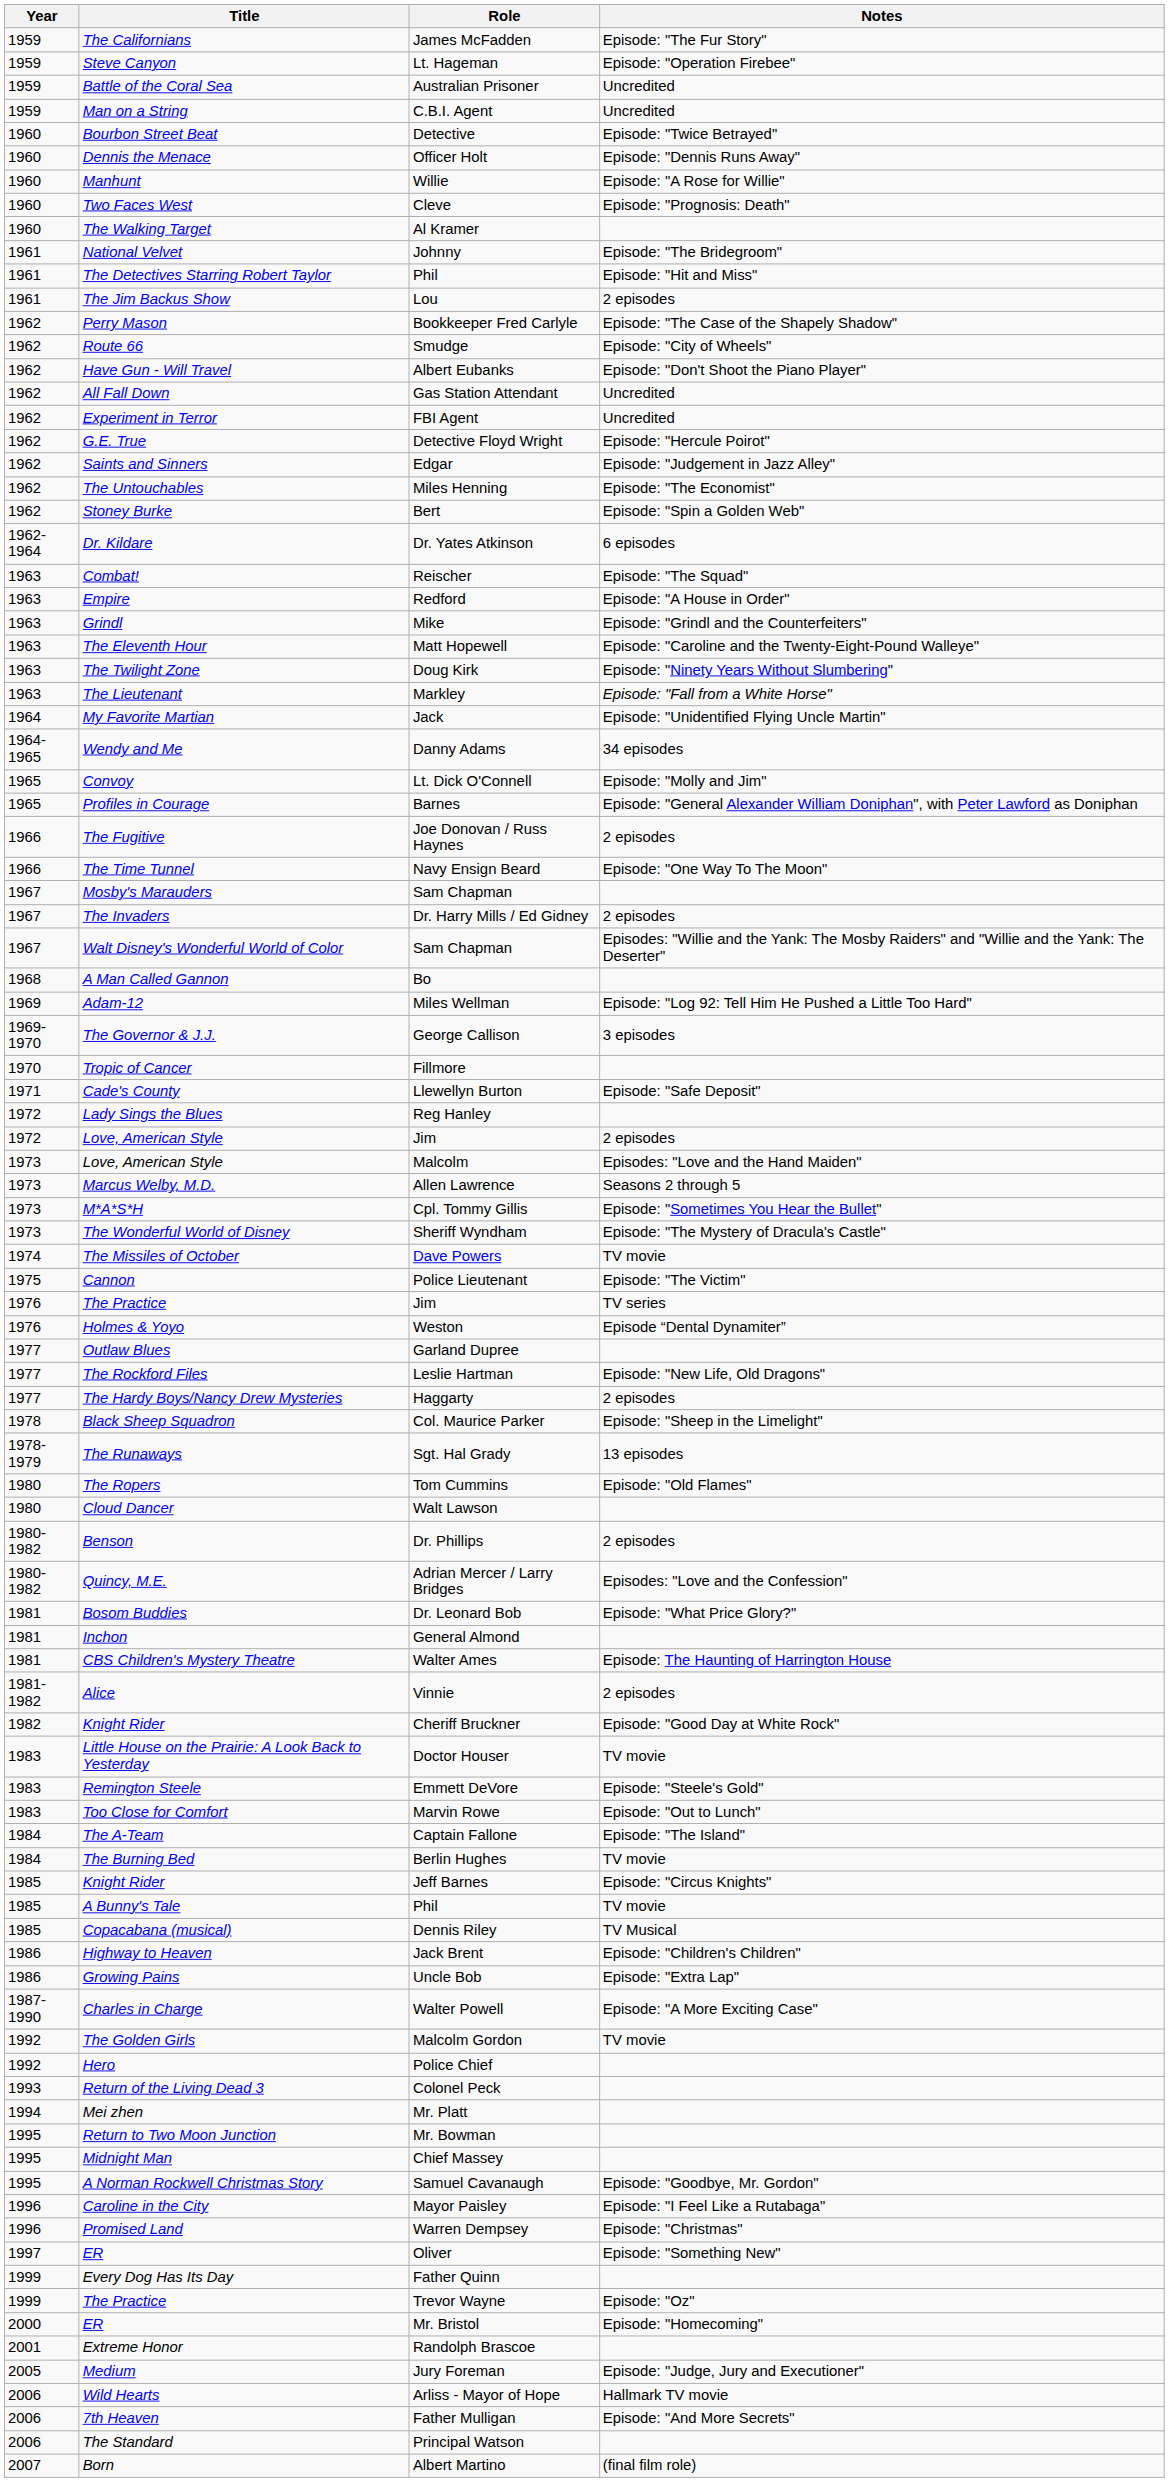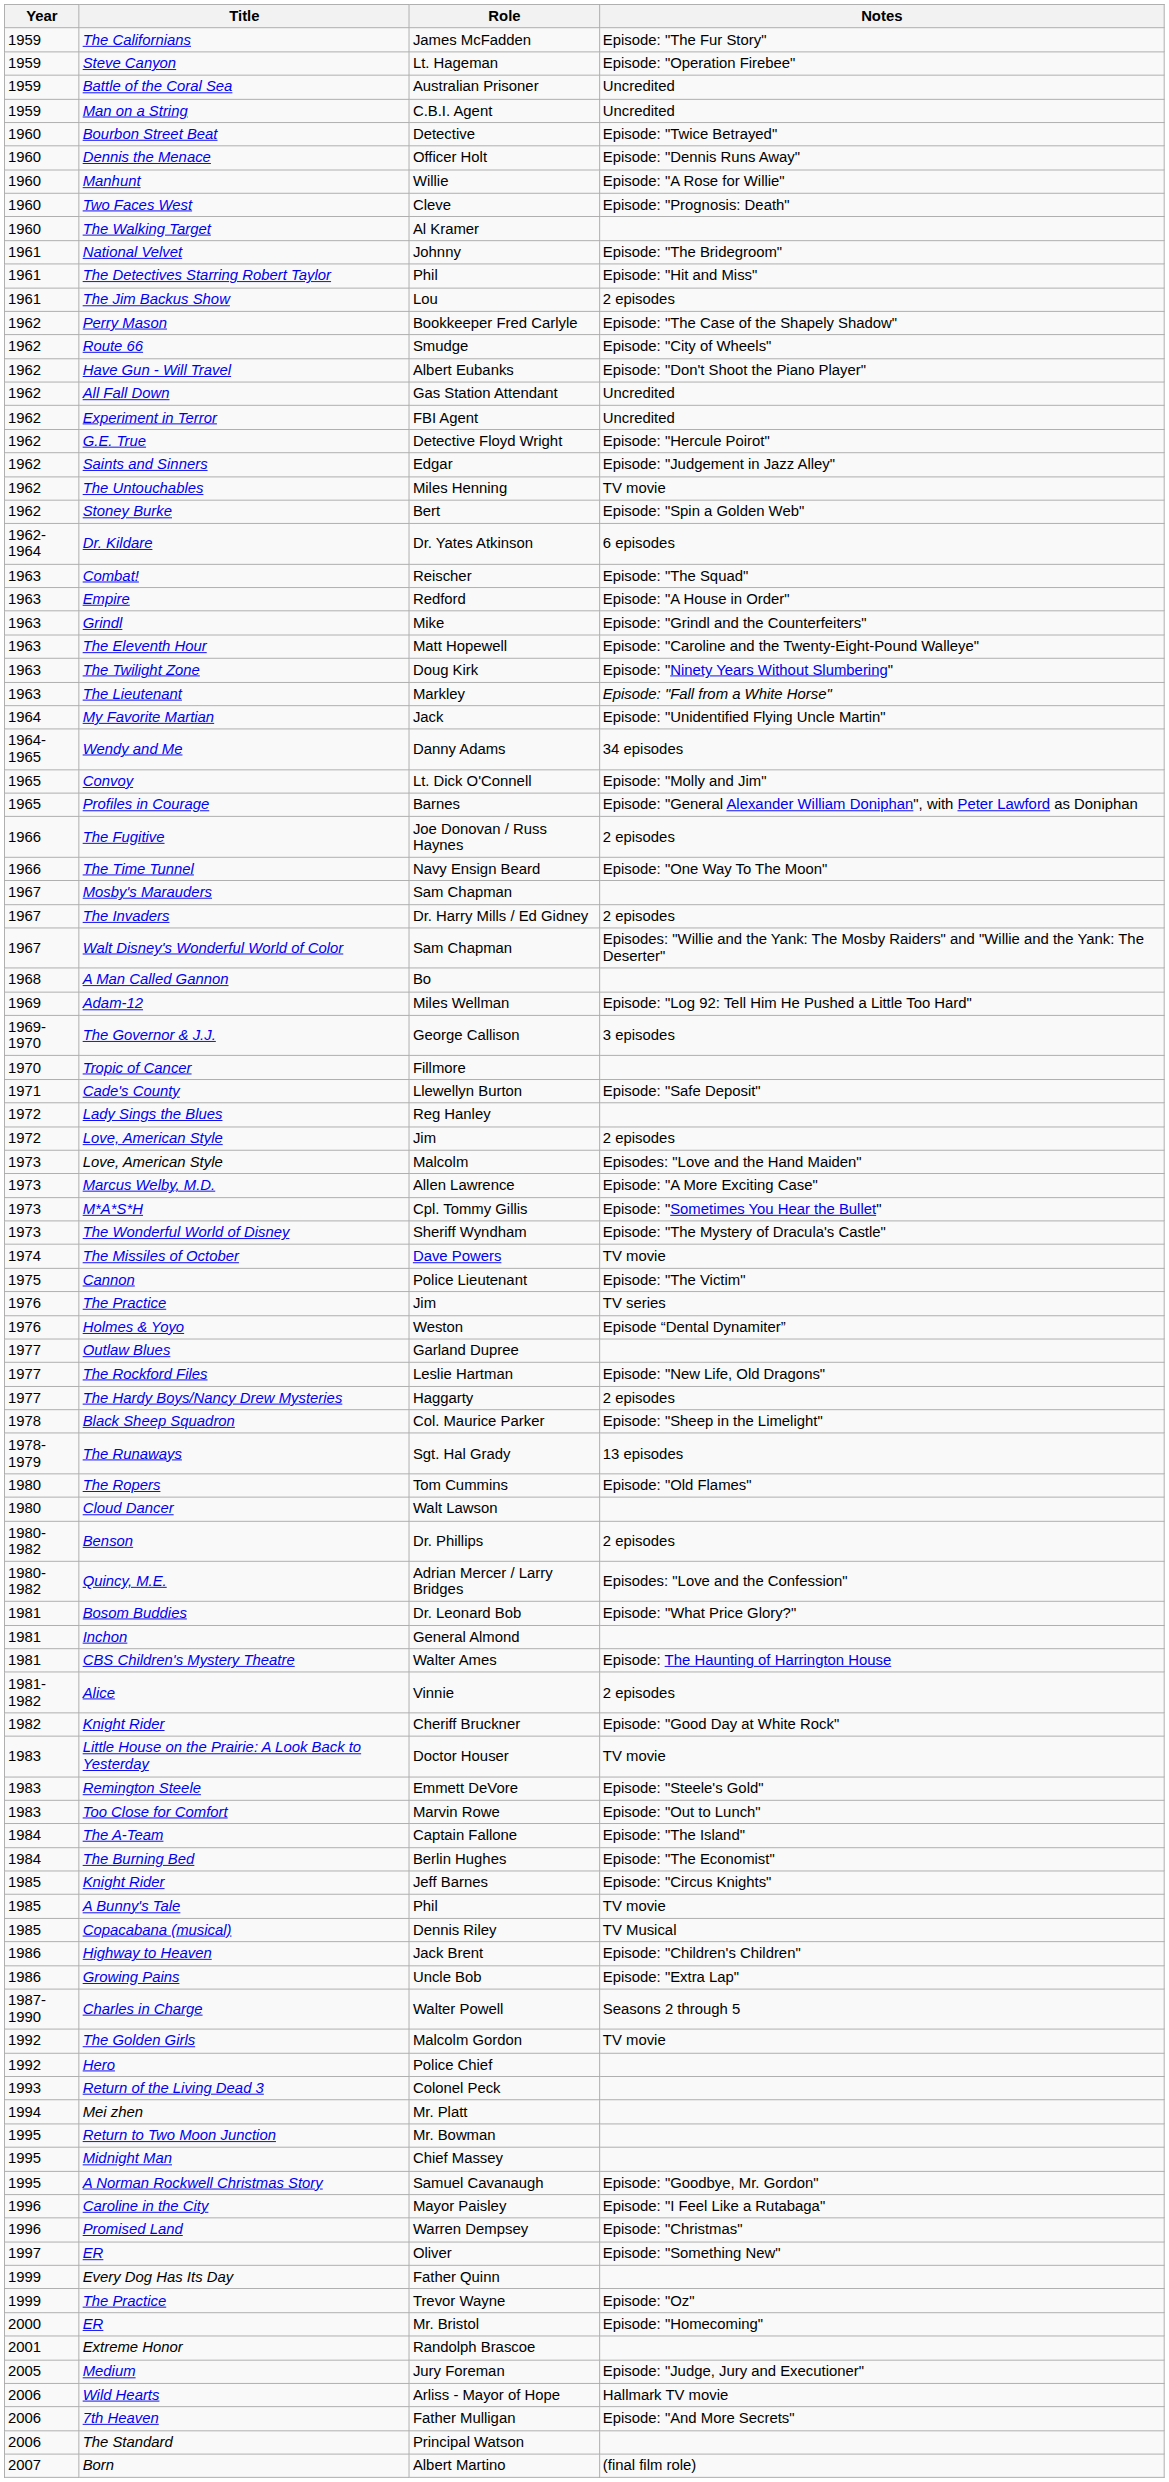(689, 488) Episode: "The Economist" -> (634, 488) TV movie
(672, 1185) Seasons 2 through 5 -> (710, 1185) Episode: "A More Exciting Case"
(634, 1859) TV movie -> (689, 1859) Episode: "The Economist"
(710, 2009) Episode: "A More Exciting Case" -> (672, 2009) Seasons 2 through 5
